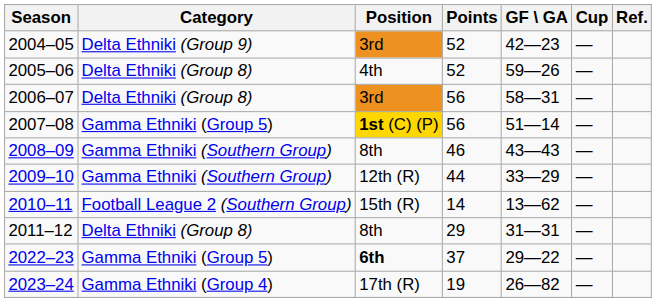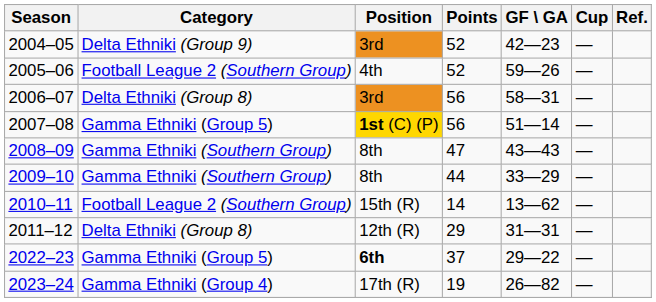(167, 71) Delta Ethniki (Group 8) -> (217, 71) Football League 2 (Southern Group)
(456, 151) 46 -> (456, 151) 47
(390, 177) 12th (R) -> (371, 177) 8th
(371, 230) 8th -> (390, 230) 12th (R)
